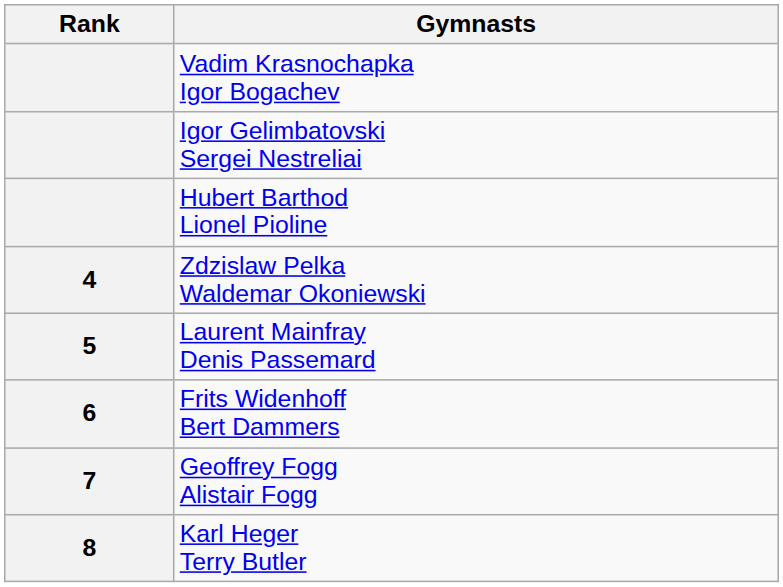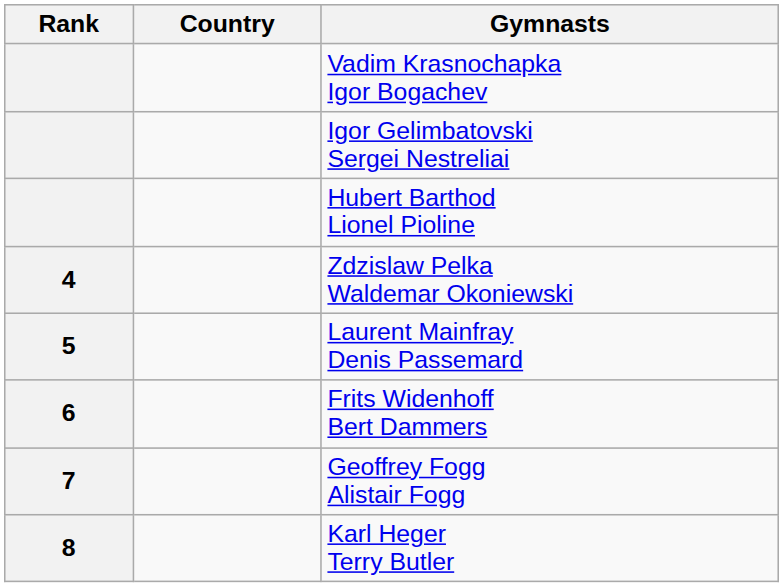+ column: (227, 24)
